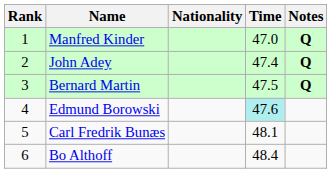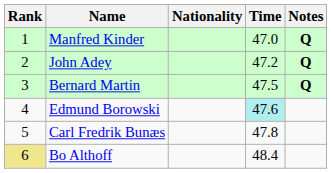(265, 62) 47.4 -> (265, 62) 47.2
(265, 132) 48.1 -> (265, 132) 47.8
(25, 156) no background -> (25, 156) khaki background
